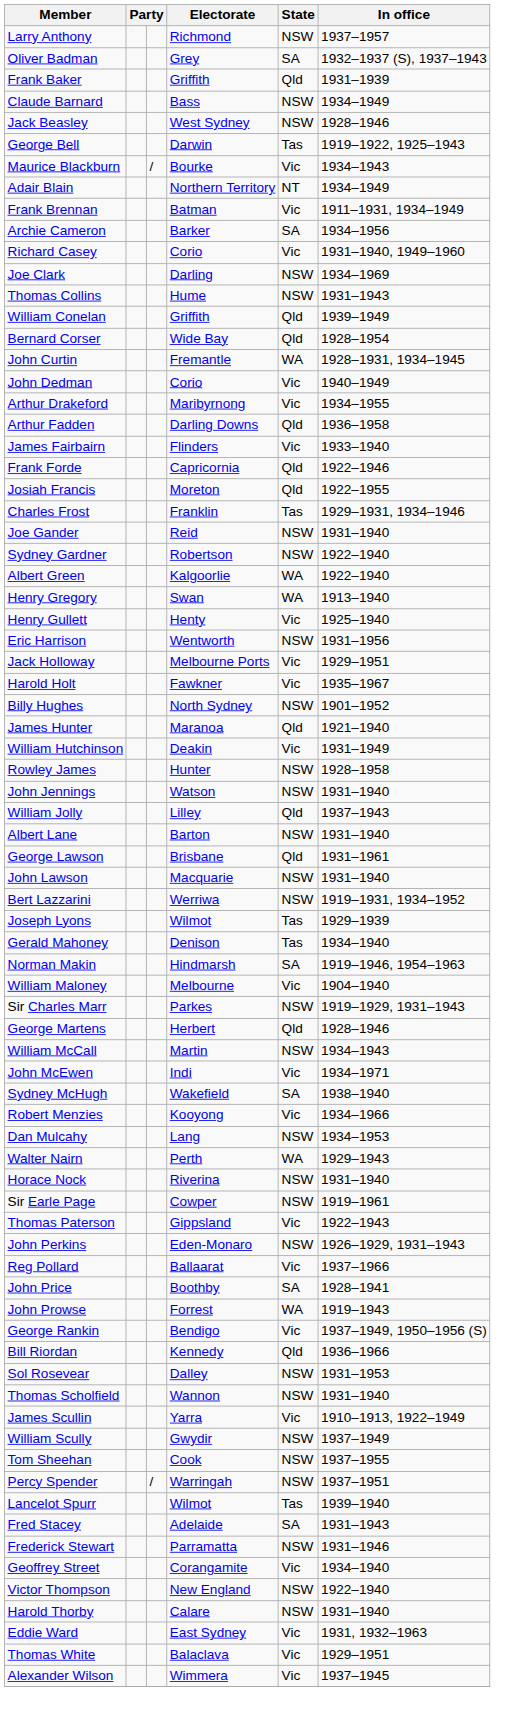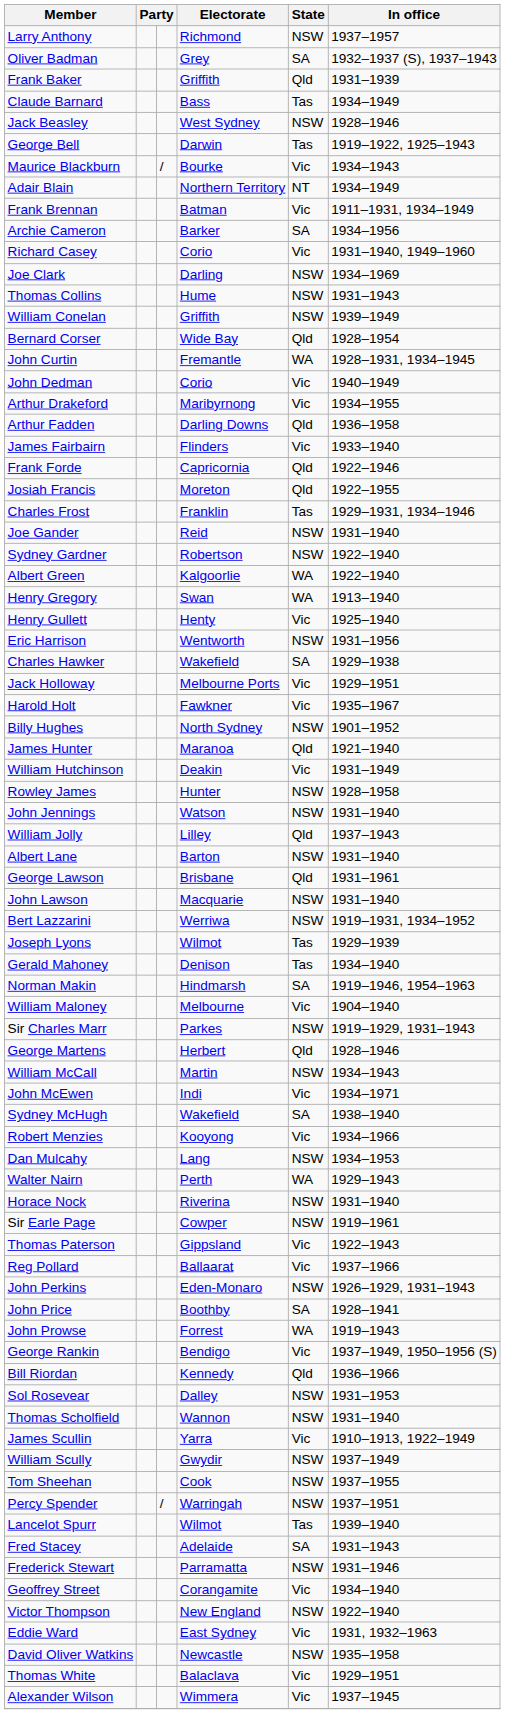(297, 101) NSW -> (302, 101) Tas
(292, 317) Qld -> (308, 317) NSW
+ row: (56, 662)
rows swapped: (47, 1244) <-> (43, 1266)
- row: (51, 1611)
+ row: (70, 1654)
